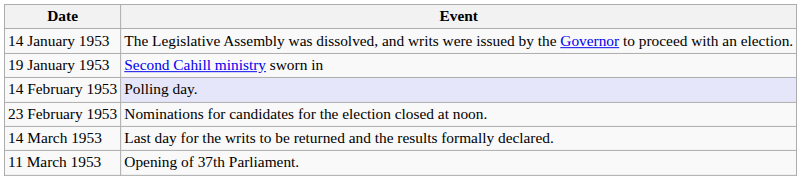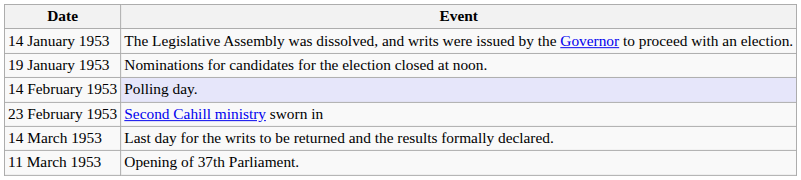(224, 65) Second Cahill ministry sworn in -> (306, 65) Nominations for candidates for the election closed at noon.
(306, 114) Nominations for candidates for the election closed at noon. -> (224, 114) Second Cahill ministry sworn in
